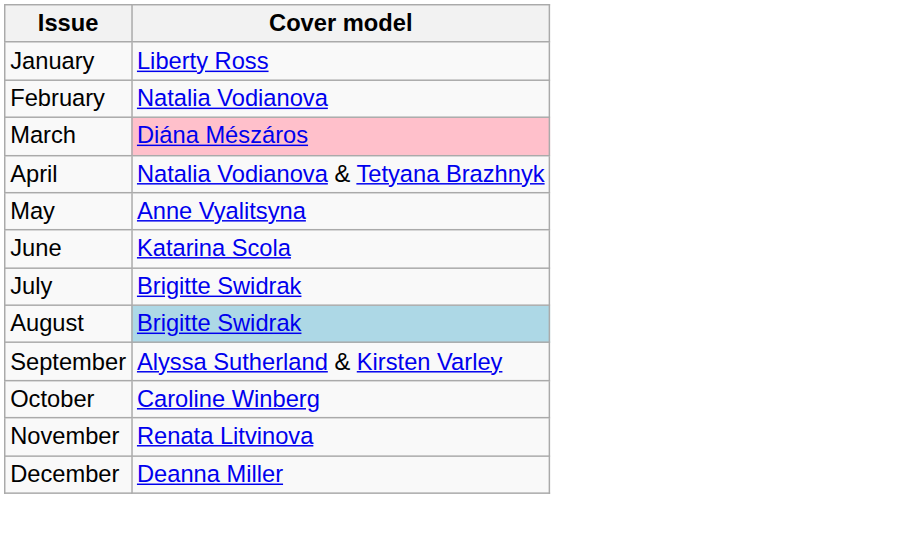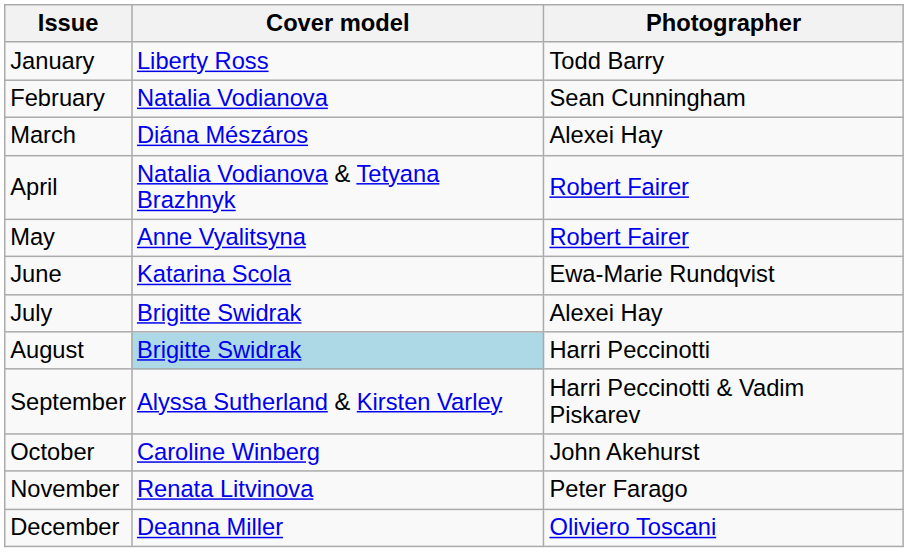+ column: (724, 23)
(222, 135) pink background -> (222, 135) no background
